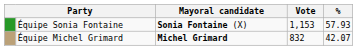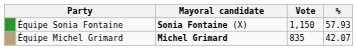(302, 25) 1,153 -> (302, 25) 1,150
(297, 38) 832 -> (297, 38) 835
